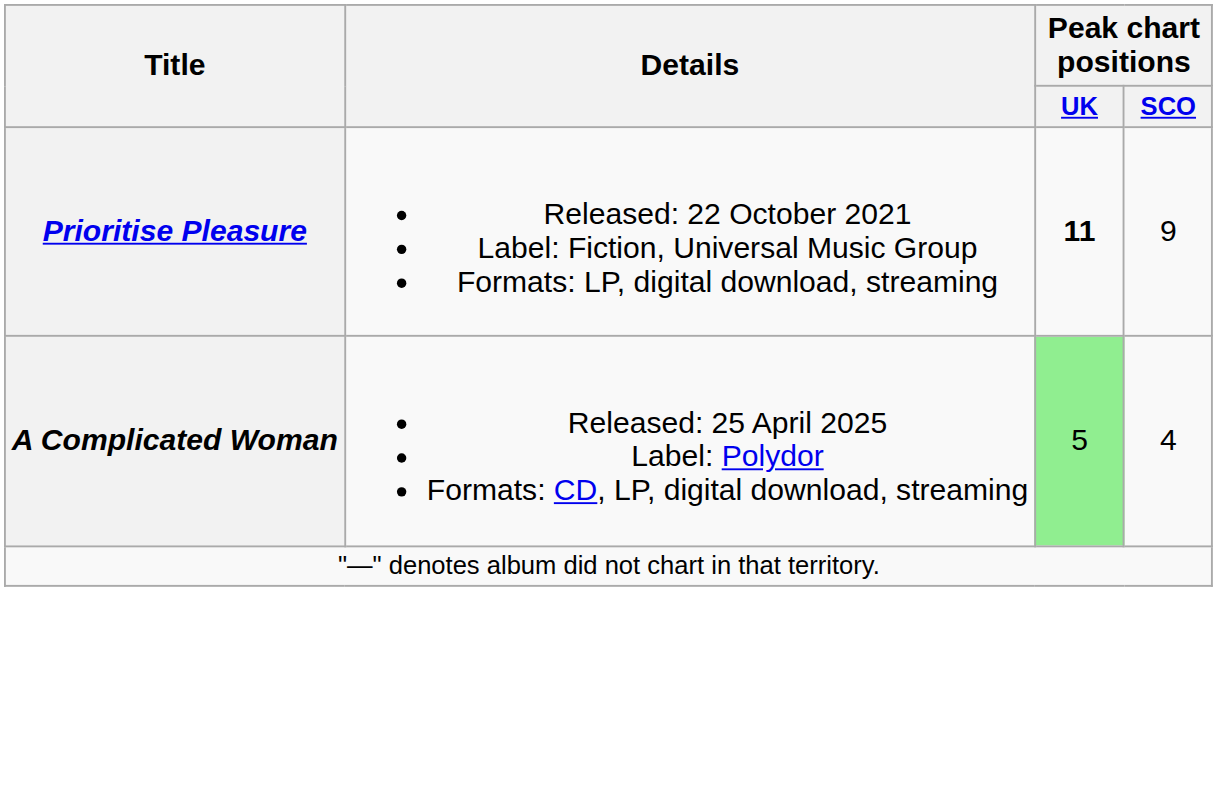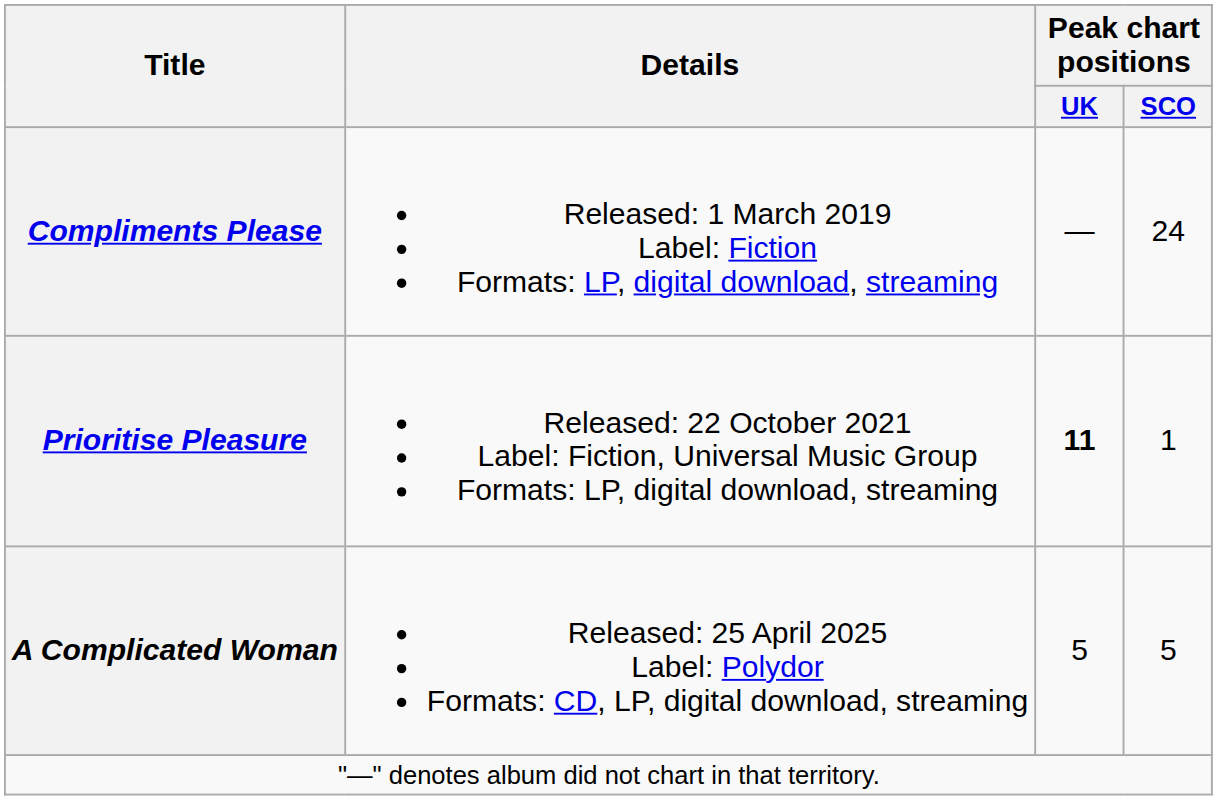+ row: (175, 231)
(1168, 231) 9 -> (1168, 440) 1
(1080, 440) lightgreen background -> (1080, 649) no background
(1168, 440) 4 -> (1168, 649) 5
